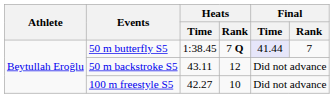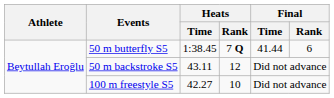(270, 48) lavender background -> (270, 48) no background
(309, 48) 7 -> (309, 48) 6
